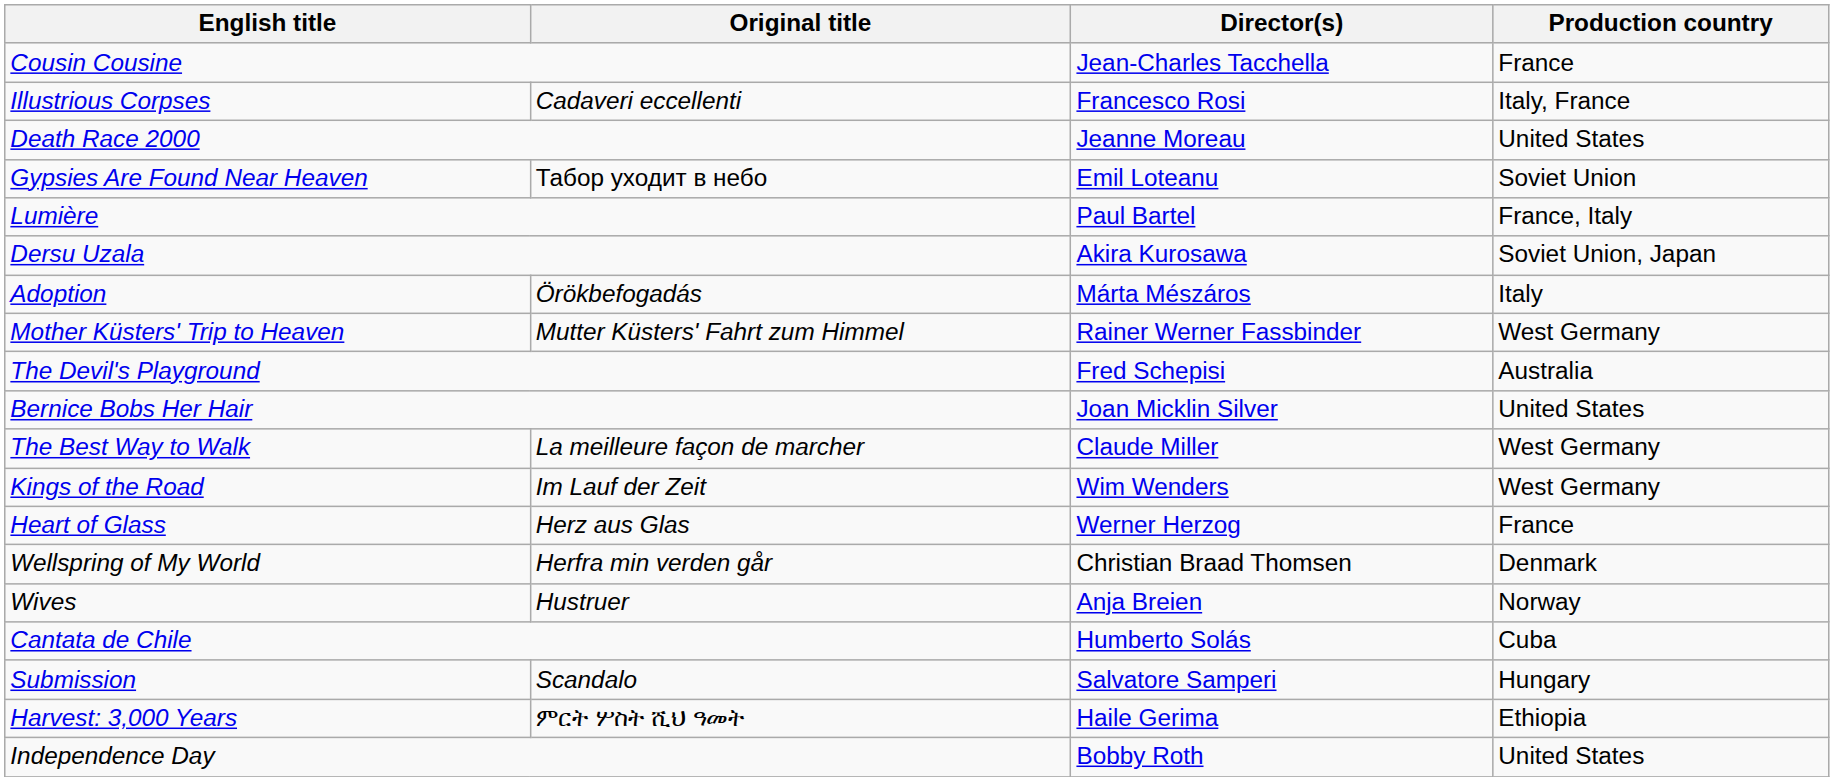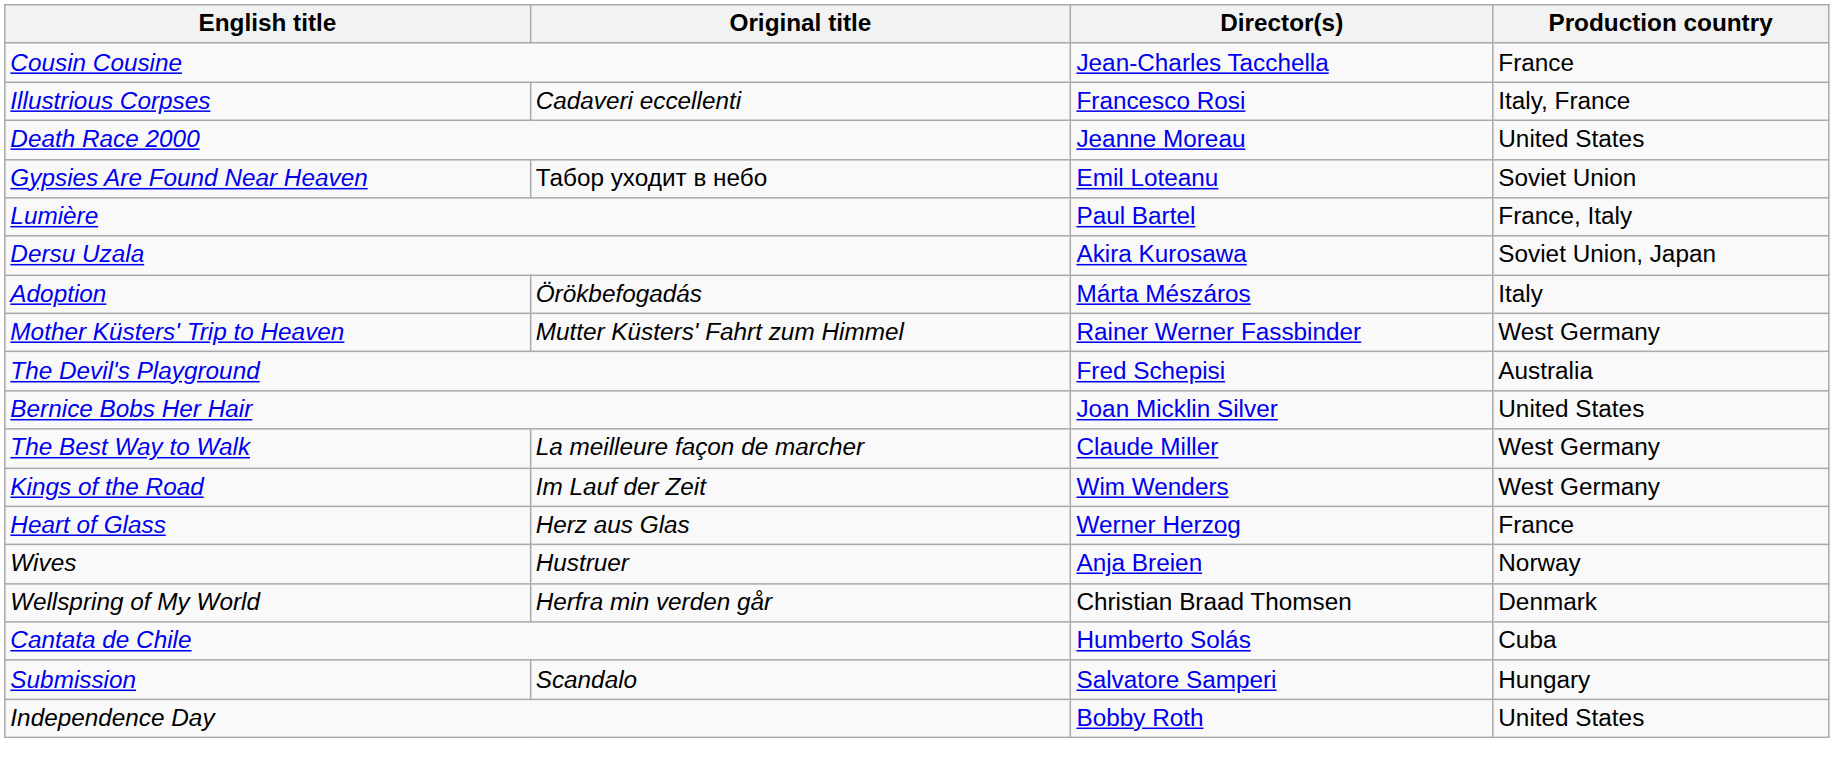rows swapped: (135, 563) <-> (43, 602)
- row: (124, 718)
